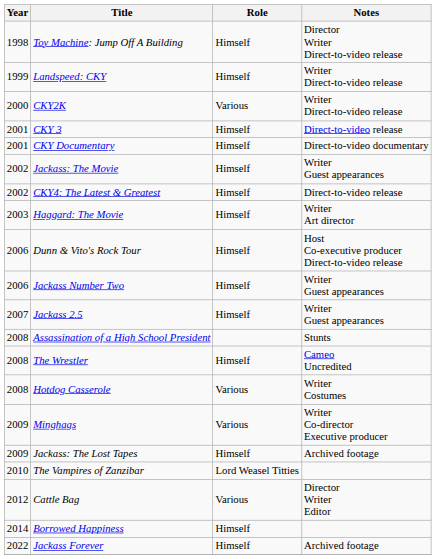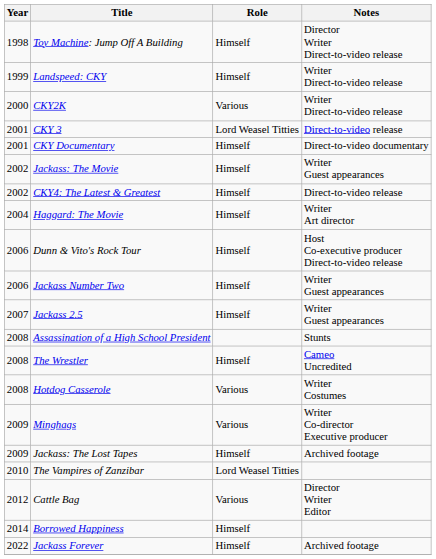(233, 129) Himself -> (257, 129) Lord Weasel Titties
(18, 215) 2003 -> (18, 215) 2004
